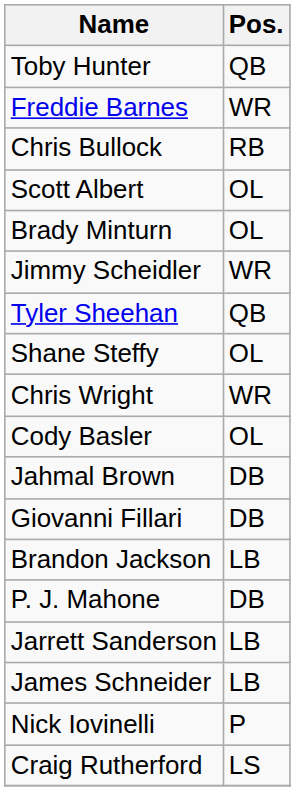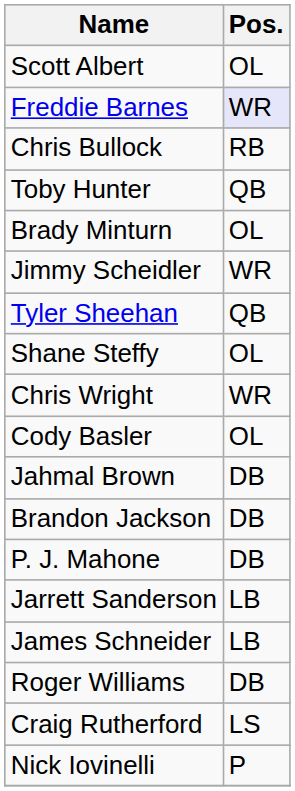rows swapped: (77, 189) <-> (81, 66)
(250, 107) no background -> (250, 107) lavender background
- row: (96, 518)
(245, 559) LB -> (247, 518) DB
+ row: (98, 682)
rows swapped: (83, 723) <-> (107, 764)
